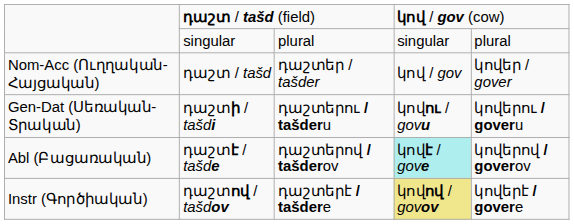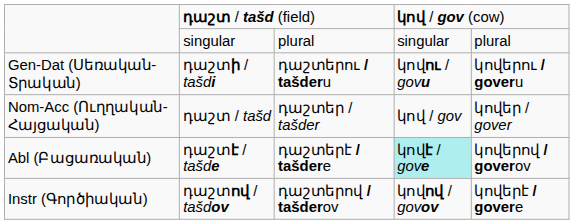rows swapped: (88, 74) <-> (82, 116)
(324, 158) դաշտերով / tašderov -> (319, 158) դաշտերէ / tašdere
(319, 199) դաշտերէ / tašdere -> (324, 199) դաշտերով / tašderov
(425, 199) khaki background -> (425, 199) no background
